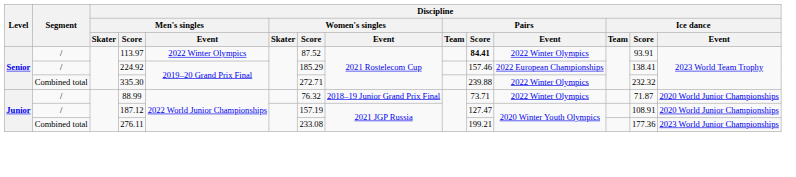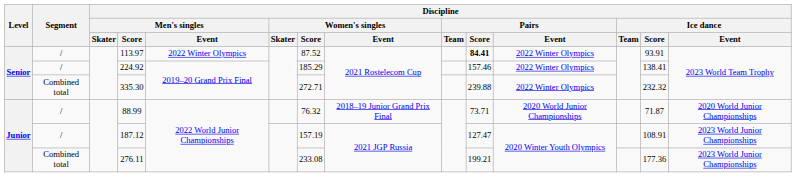(550, 67) 2022 European Championships -> (555, 67) 2022 Winter Olympics
(550, 95) 2022 Winter Olympics -> (555, 111) 2020 World Junior Championships
(719, 110) 2020 World Junior Championships -> (730, 135) 2023 World Junior Championships
